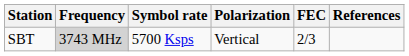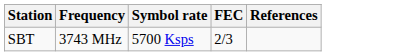- column: (252, 16)
(90, 39) lightgrey background -> (90, 39) no background
